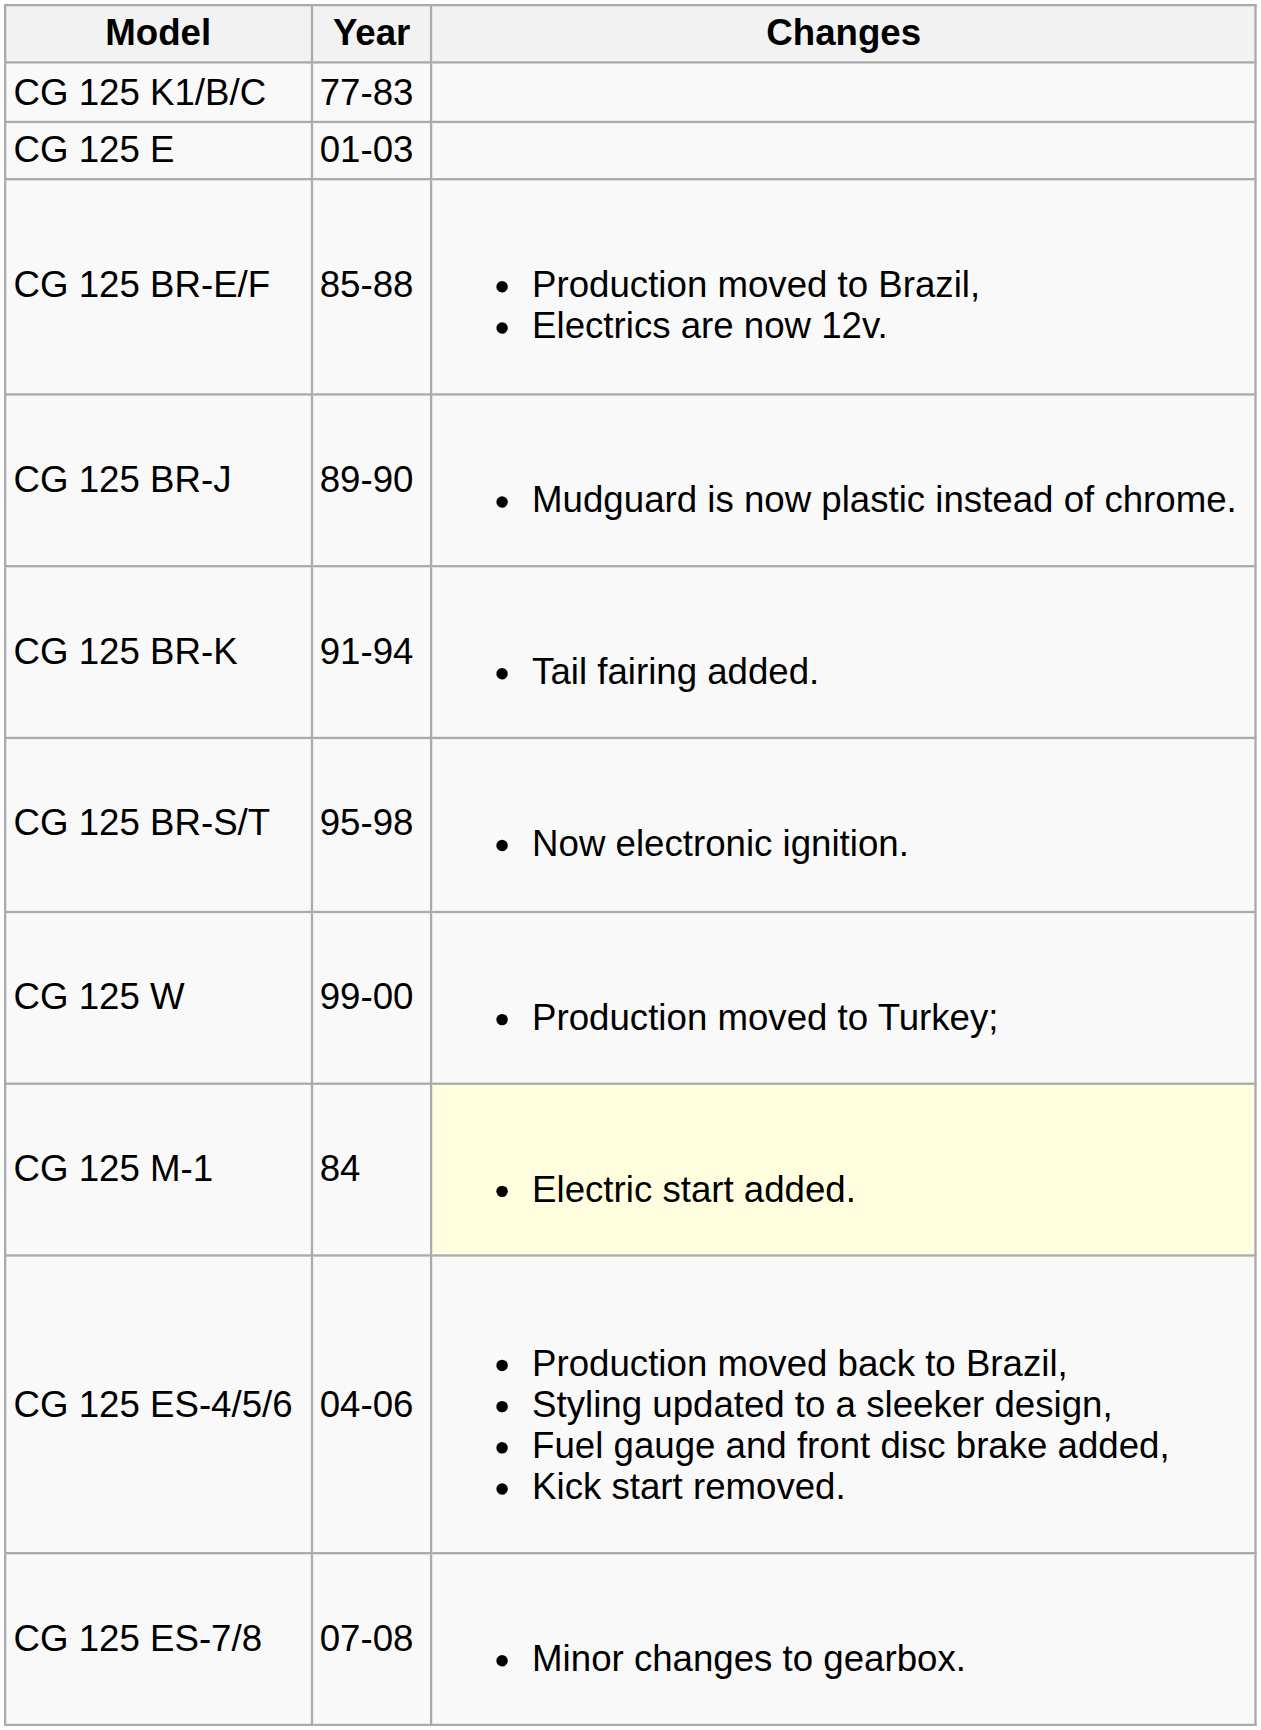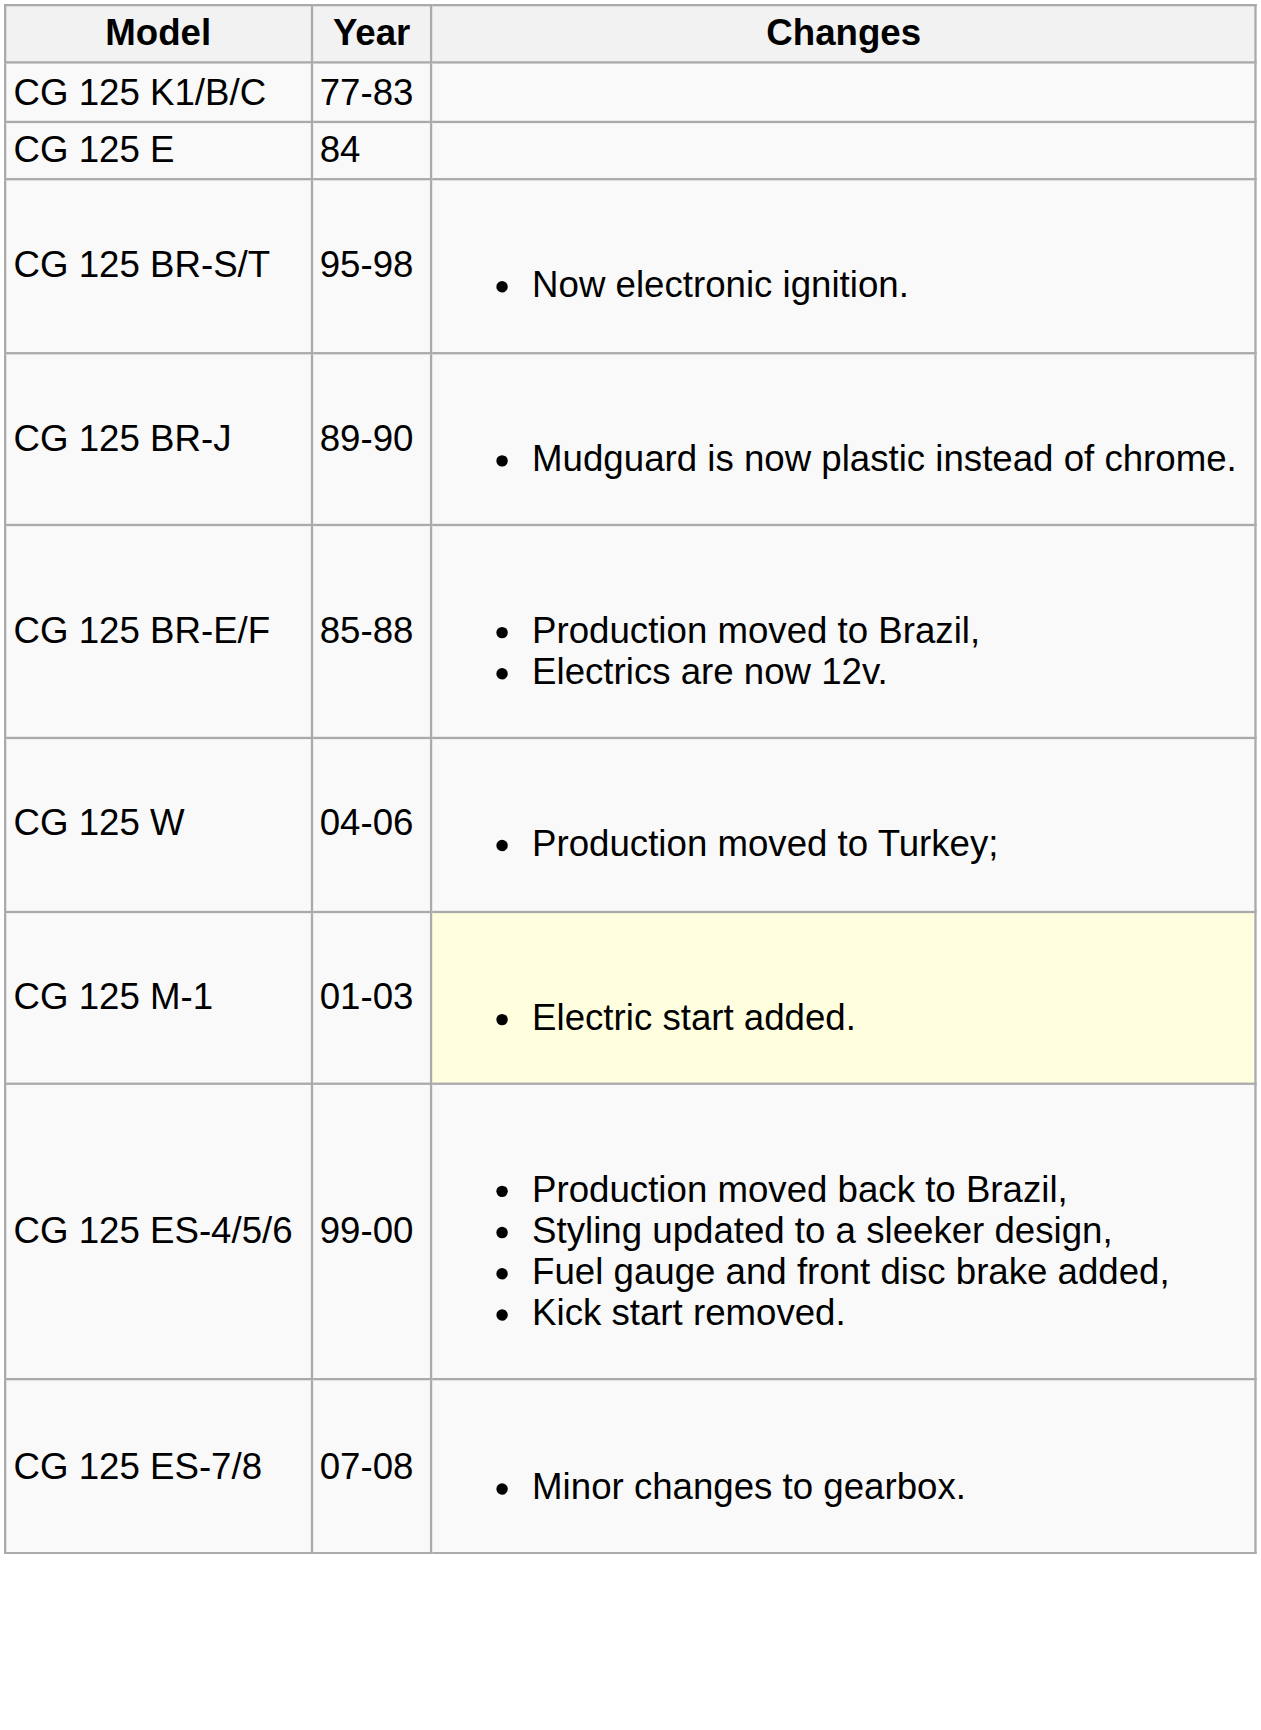(372, 149) 01-03 -> (345, 149) 84
rows swapped: (147, 285) <-> (147, 824)
- row: (131, 651)
(372, 996) 99-00 -> (372, 824) 04-06
(345, 1169) 84 -> (372, 996) 01-03
(372, 1403) 04-06 -> (372, 1231) 99-00
